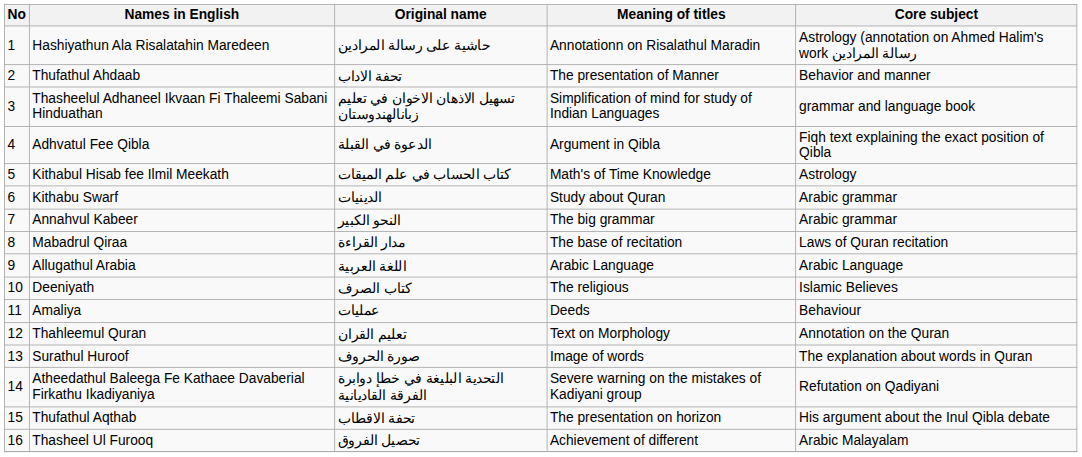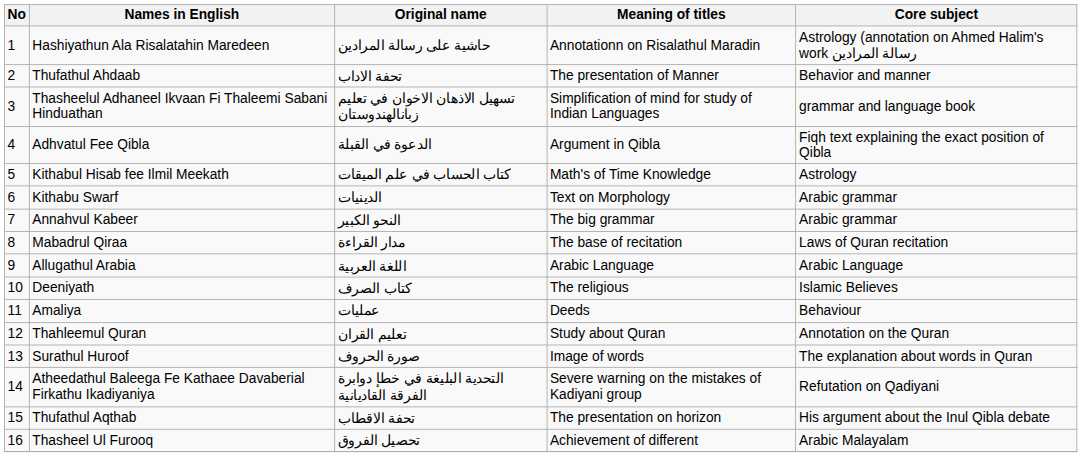(608, 197) Study about Quran -> (610, 197) Text on Morphology
(610, 333) Text on Morphology -> (608, 333) Study about Quran
